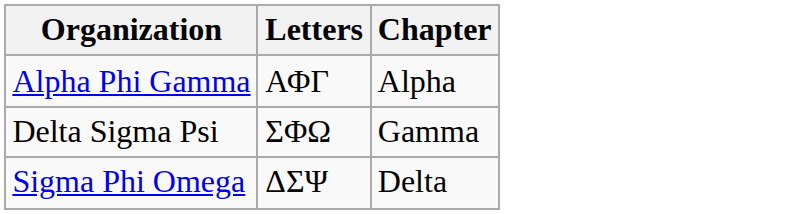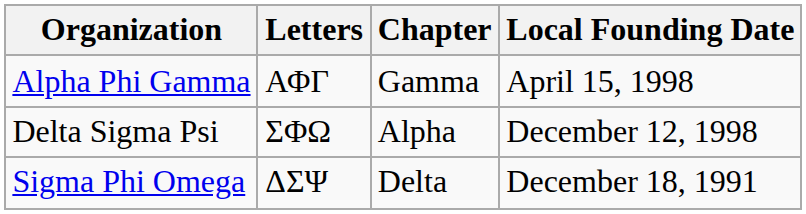+ column: (650, 29)
(417, 80) Alpha -> (428, 80) Gamma
(428, 131) Gamma -> (417, 131) Alpha
